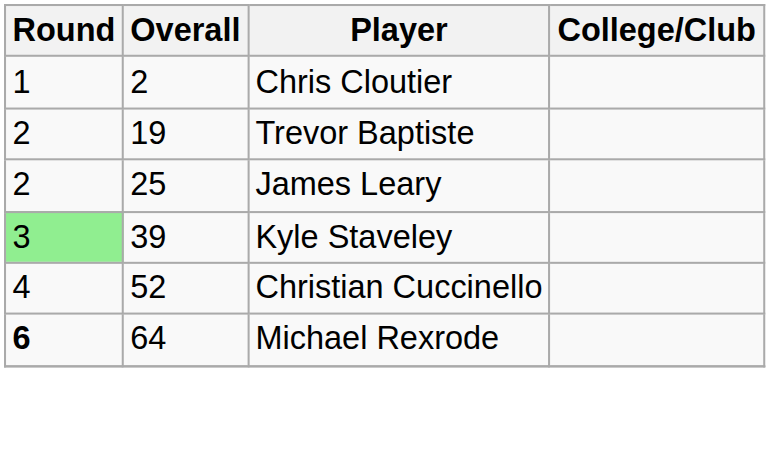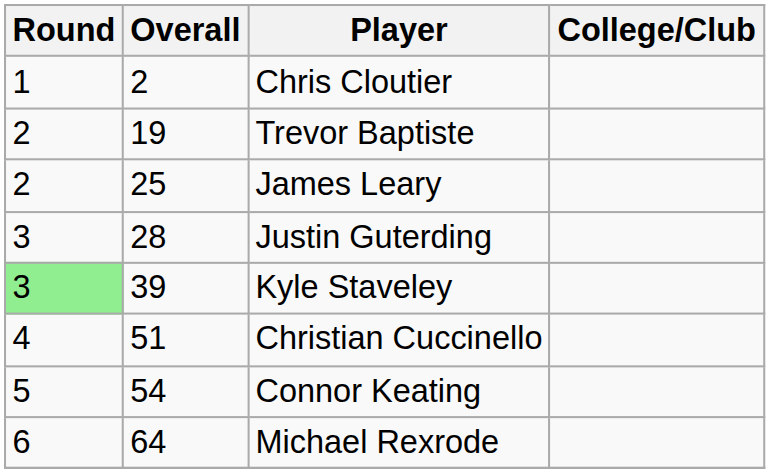+ row: (374, 236)
(148, 287) 52 -> (148, 339) 51
+ row: (368, 390)
(22, 339) bold -> (22, 442) normal
